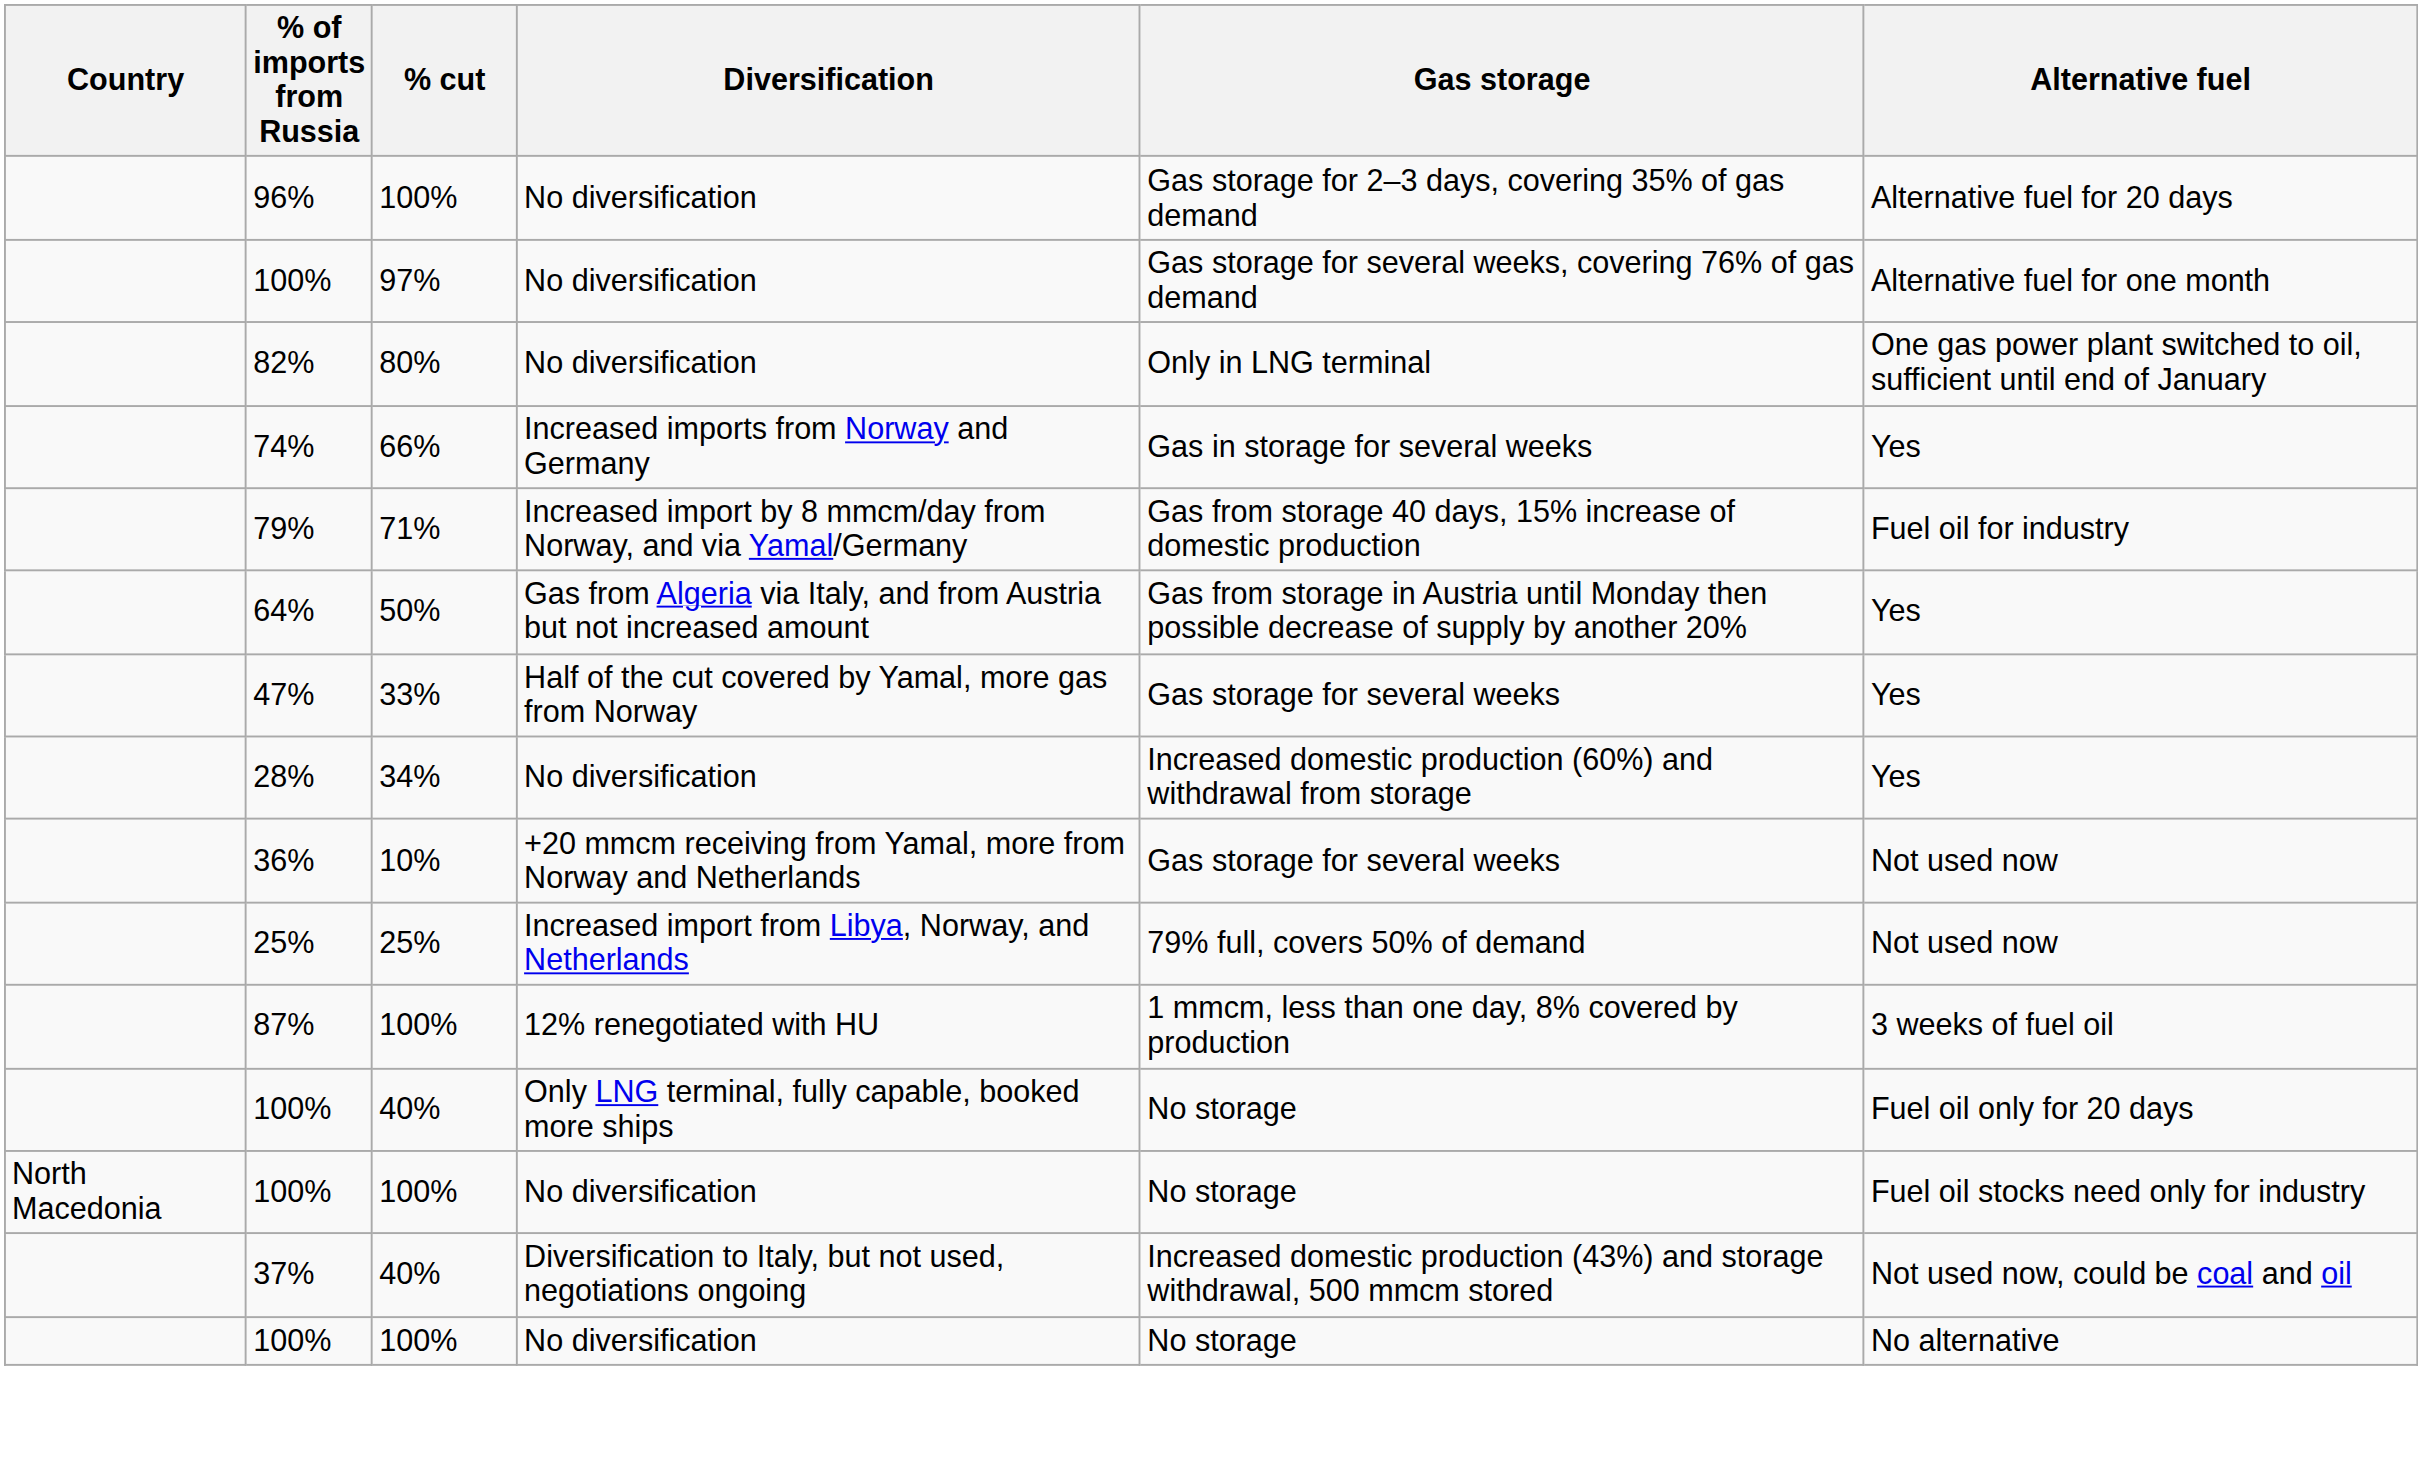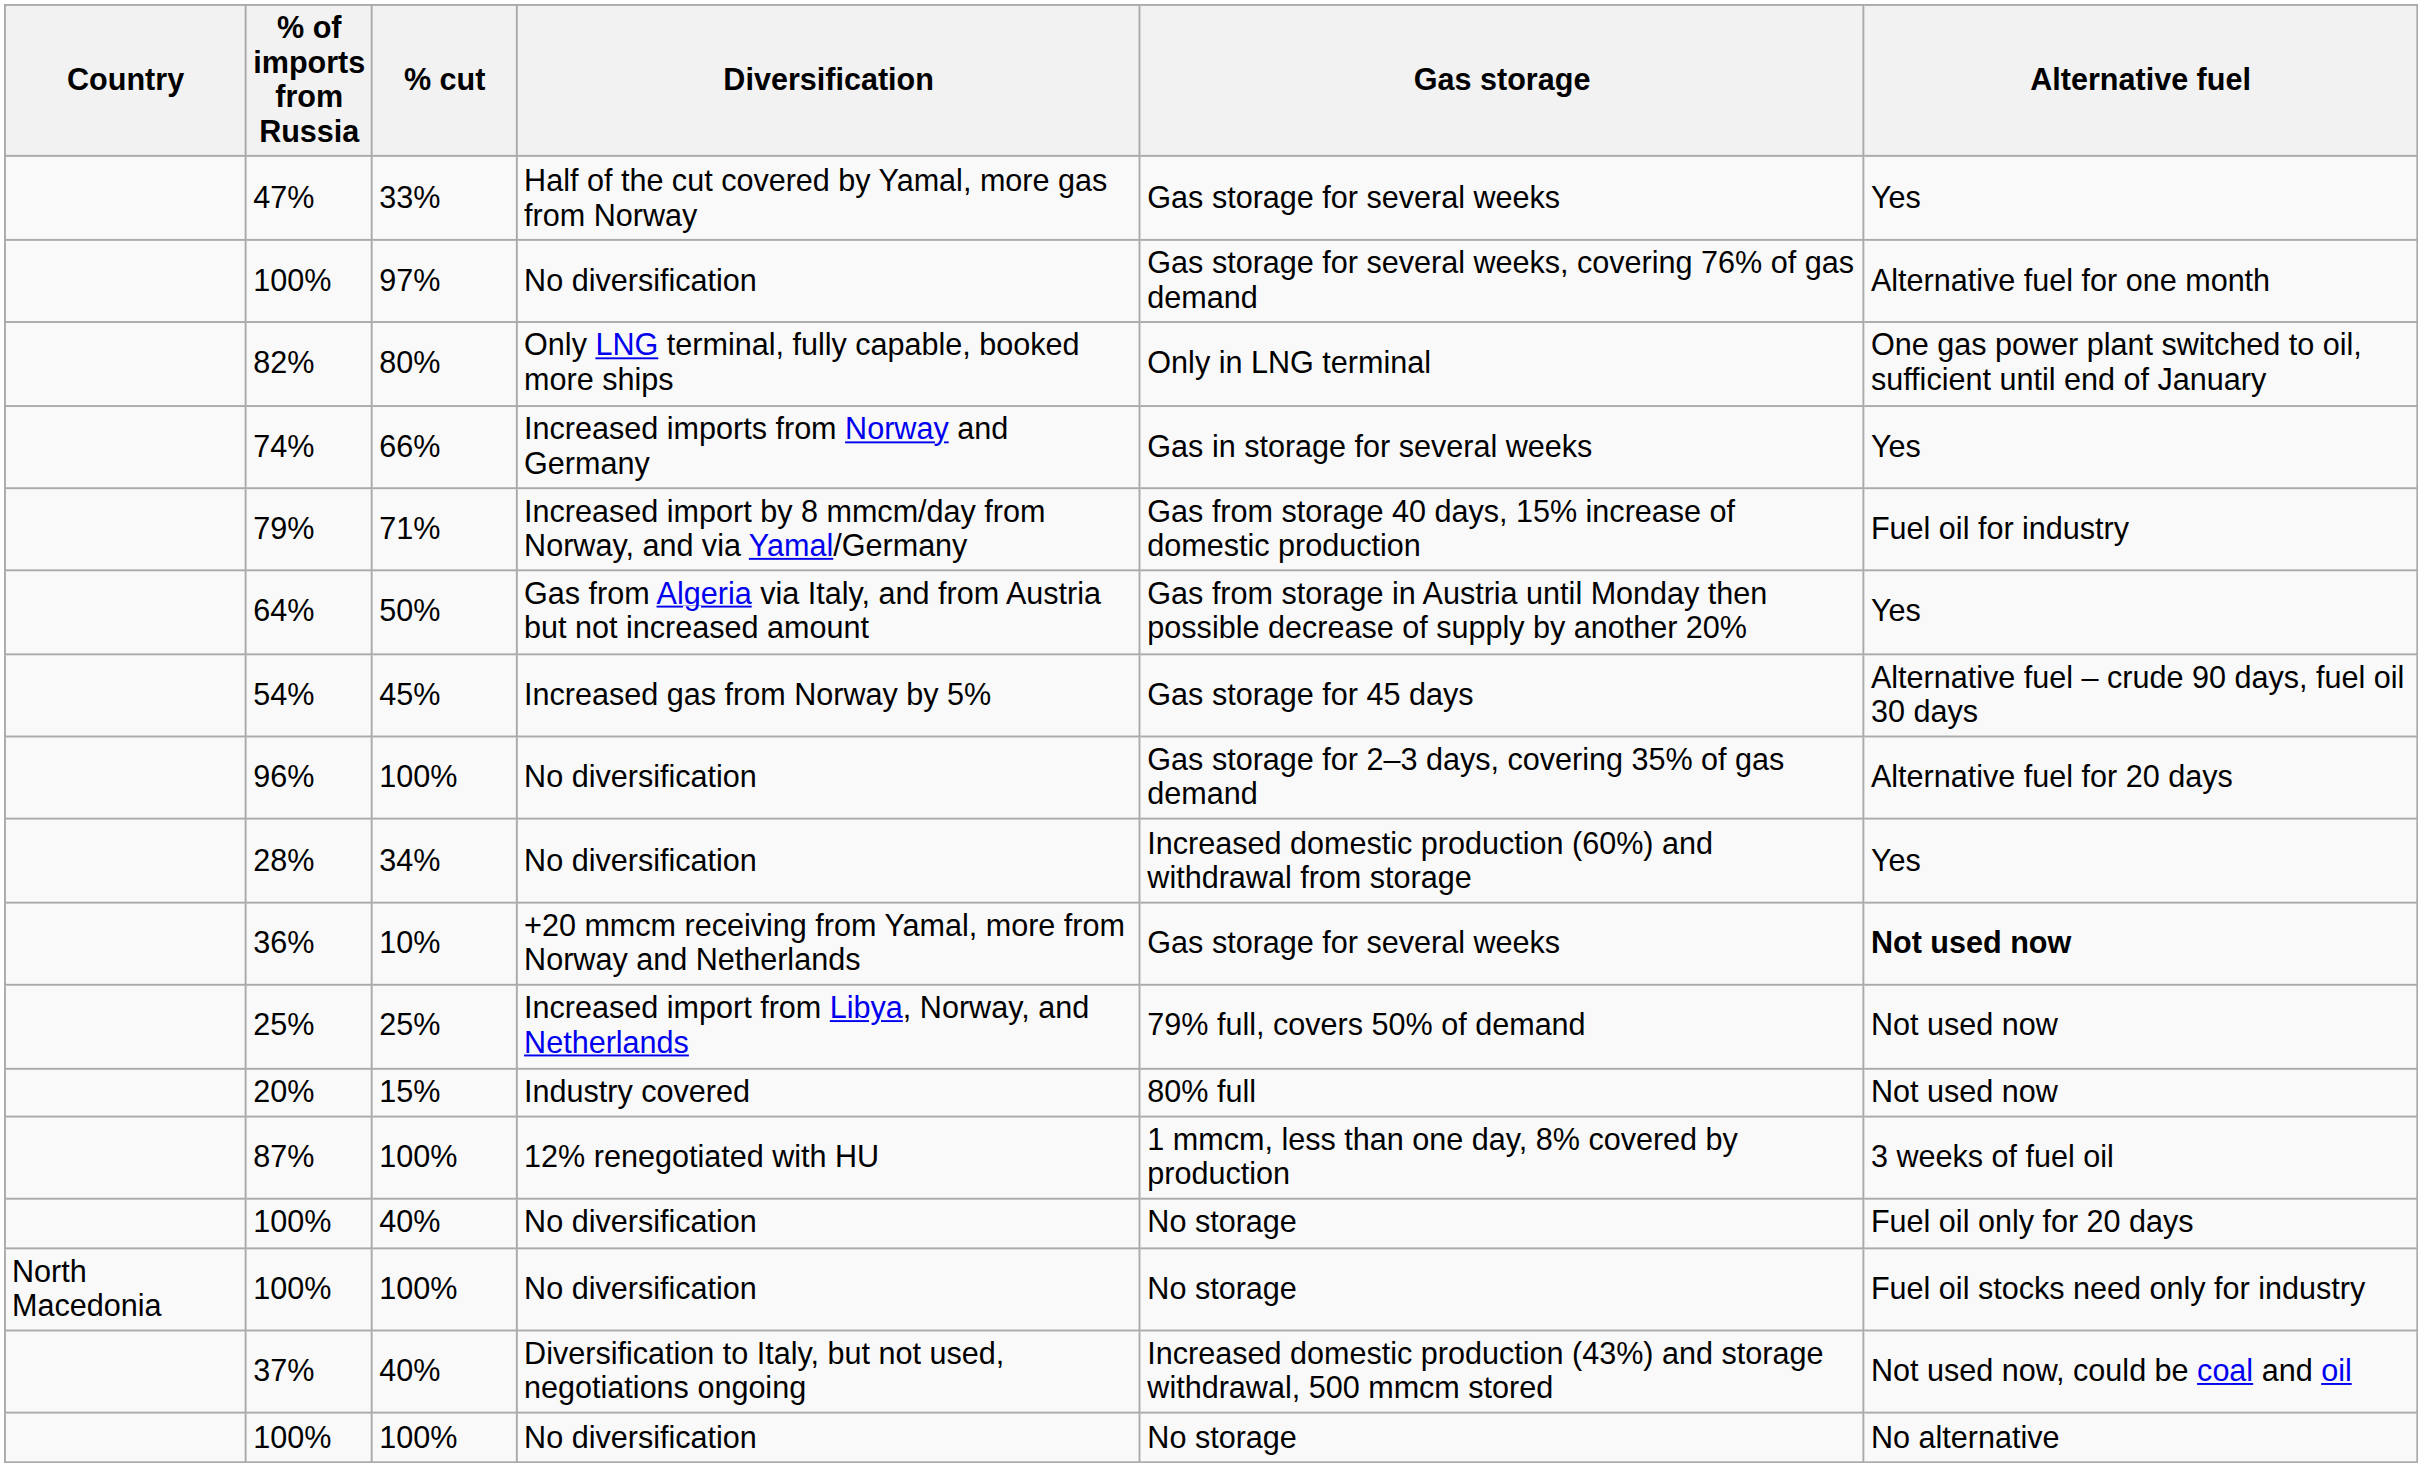rows swapped: (284, 197) <-> (284, 694)
(640, 363) No diversification -> (802, 363) Only LNG terminal, fully capable, booked more ships
+ row: (284, 694)
(1964, 860) normal -> (1971, 943) bold
+ row: (284, 1091)
(802, 1108) Only LNG terminal, fully capable, booked more ships -> (640, 1222) No diversification
